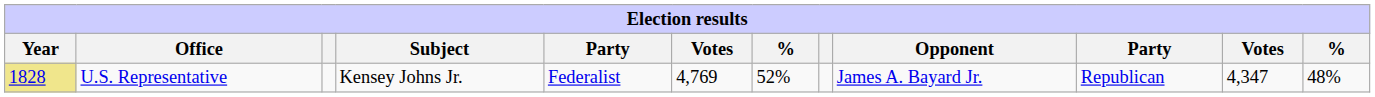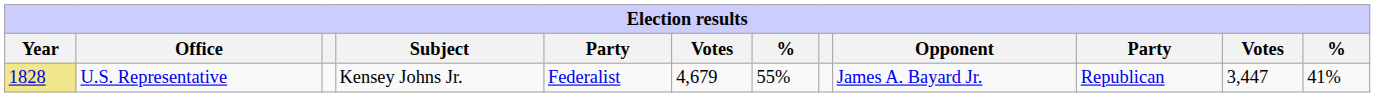(697, 77) 4,769 -> (697, 77) 4,679
(773, 77) 52% -> (773, 77) 55%
(1248, 77) 4,347 -> (1248, 77) 3,447
(1324, 77) 48% -> (1324, 77) 41%
